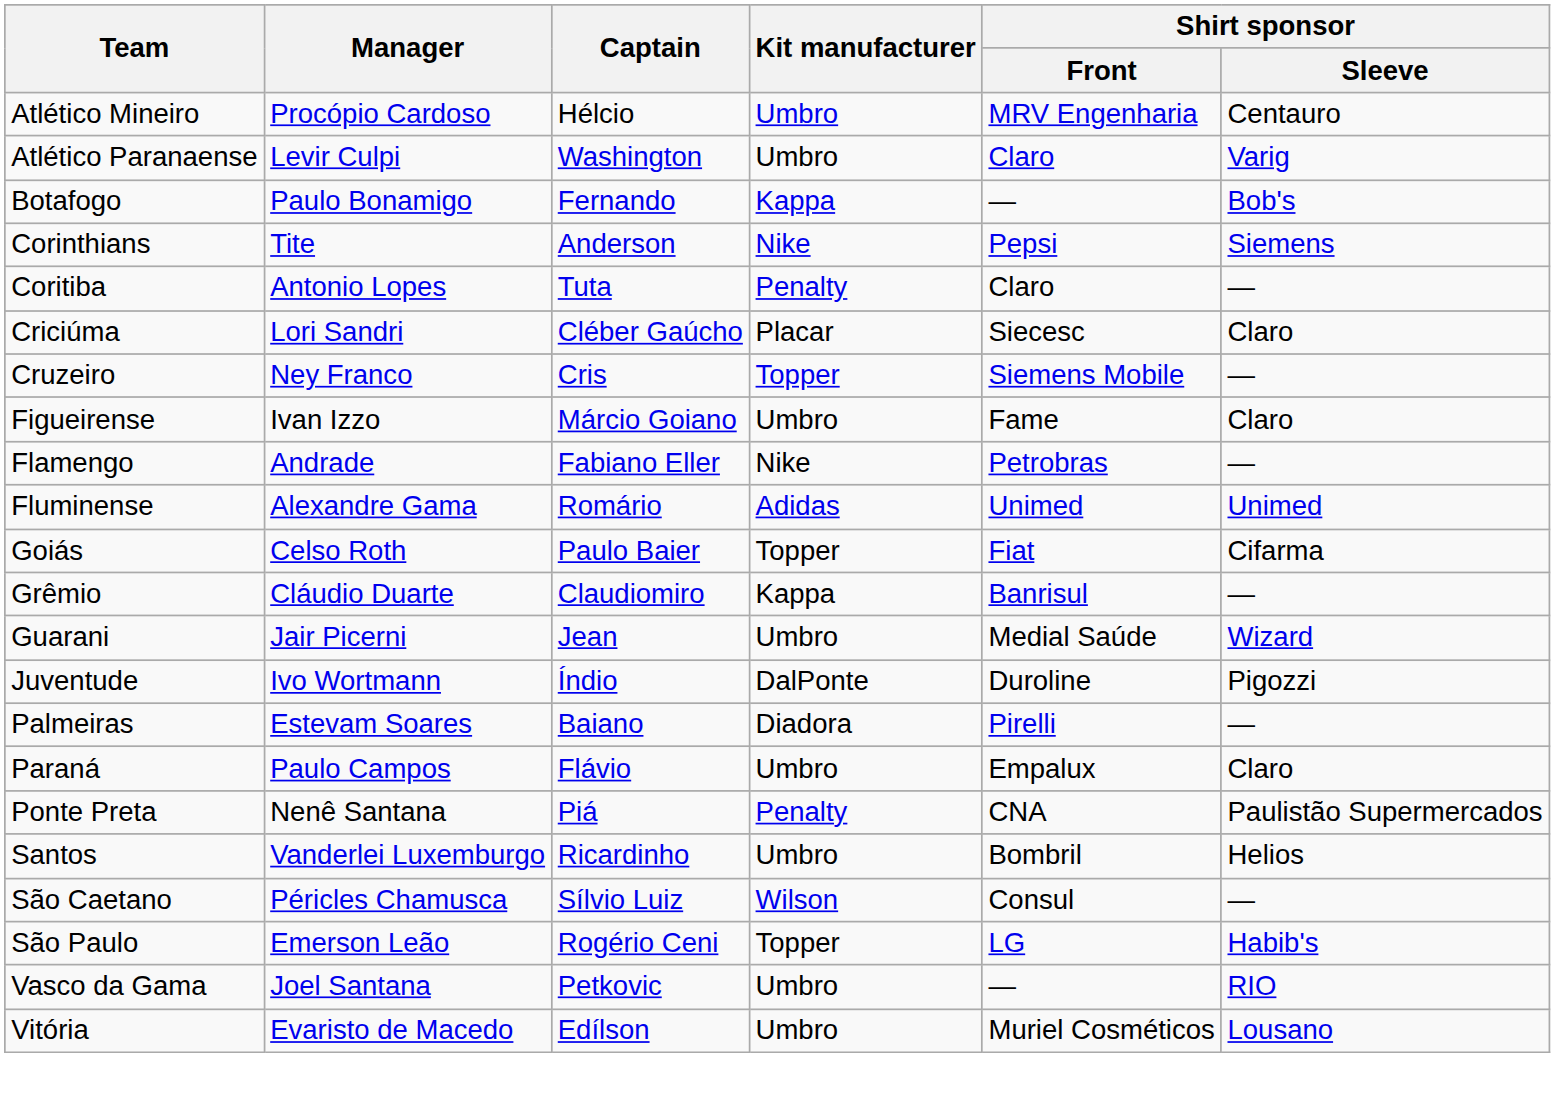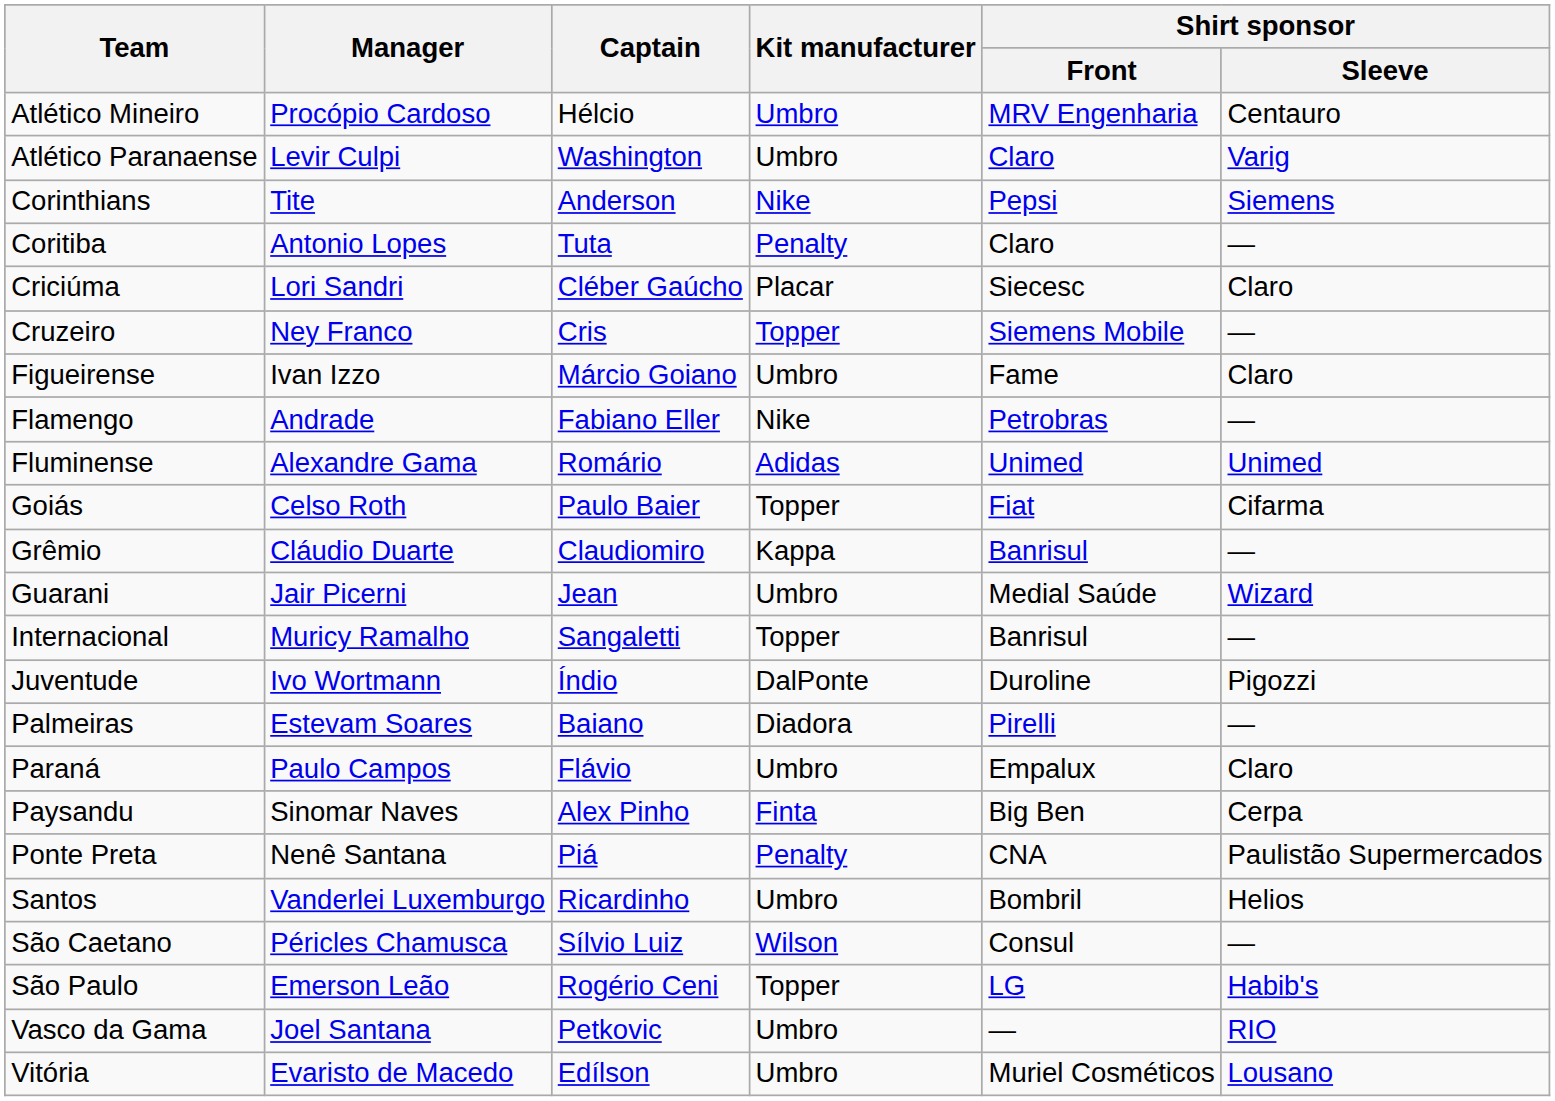- row: (66, 200)
+ row: (90, 637)
+ row: (72, 811)
